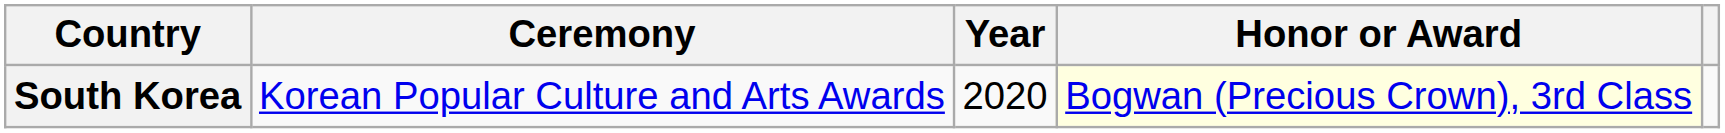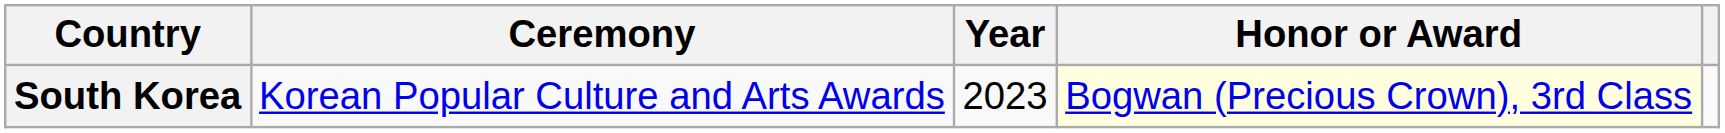(1005, 95) 2020 -> (1005, 95) 2023
